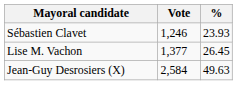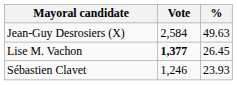rows swapped: (66, 70) <-> (47, 32)
(174, 51) normal -> (174, 51) bold
